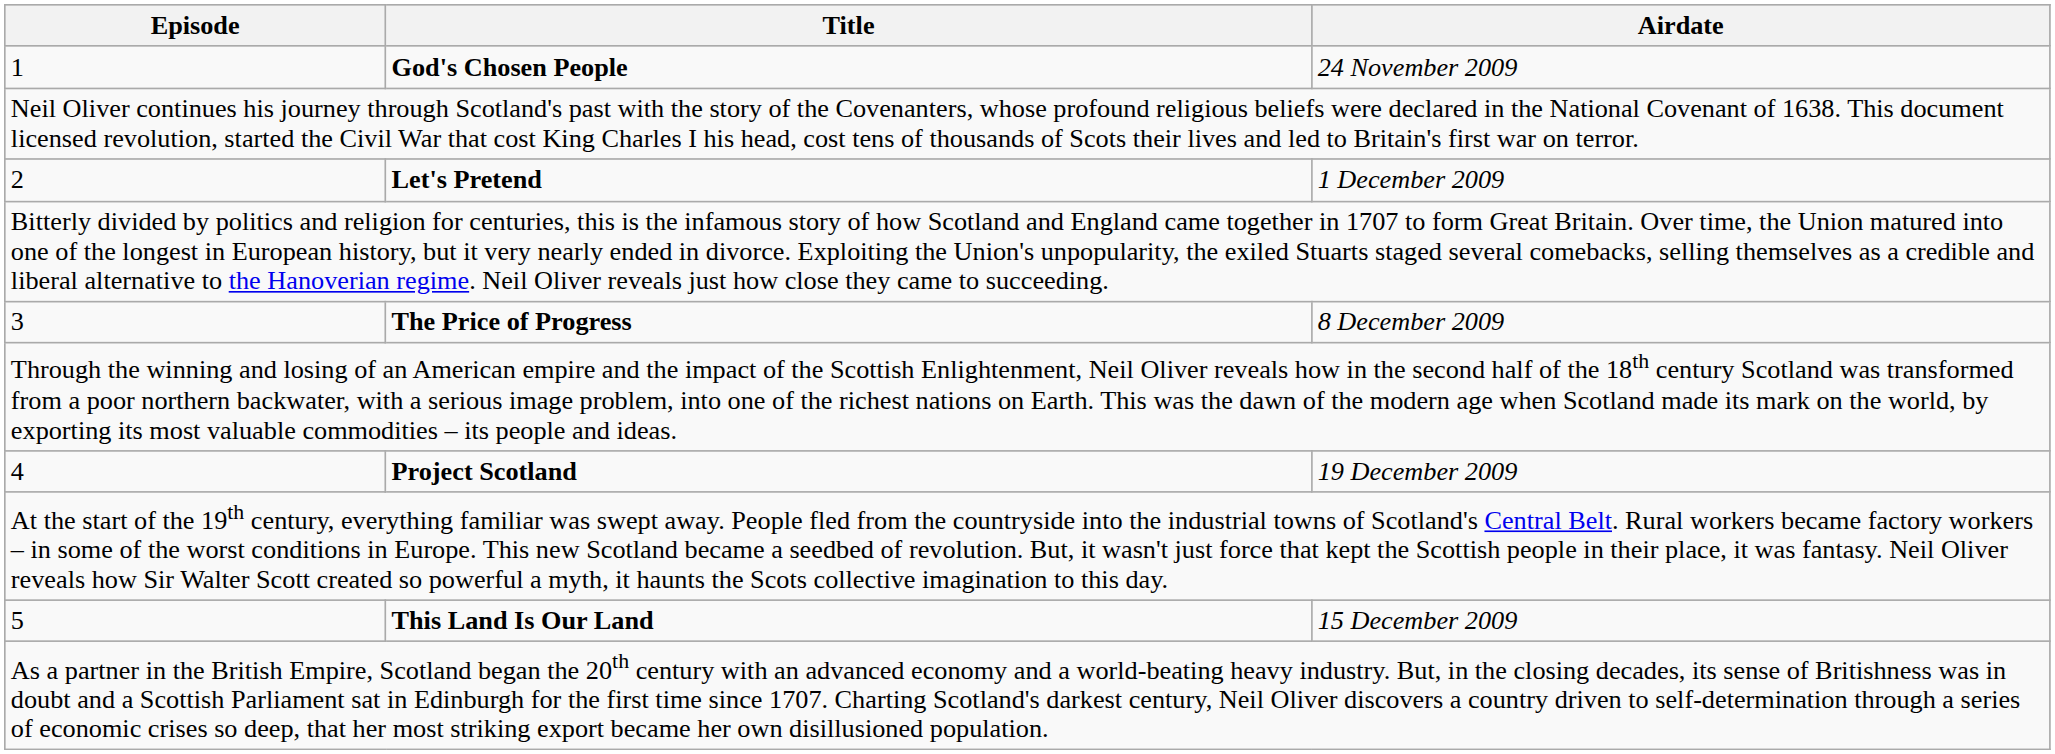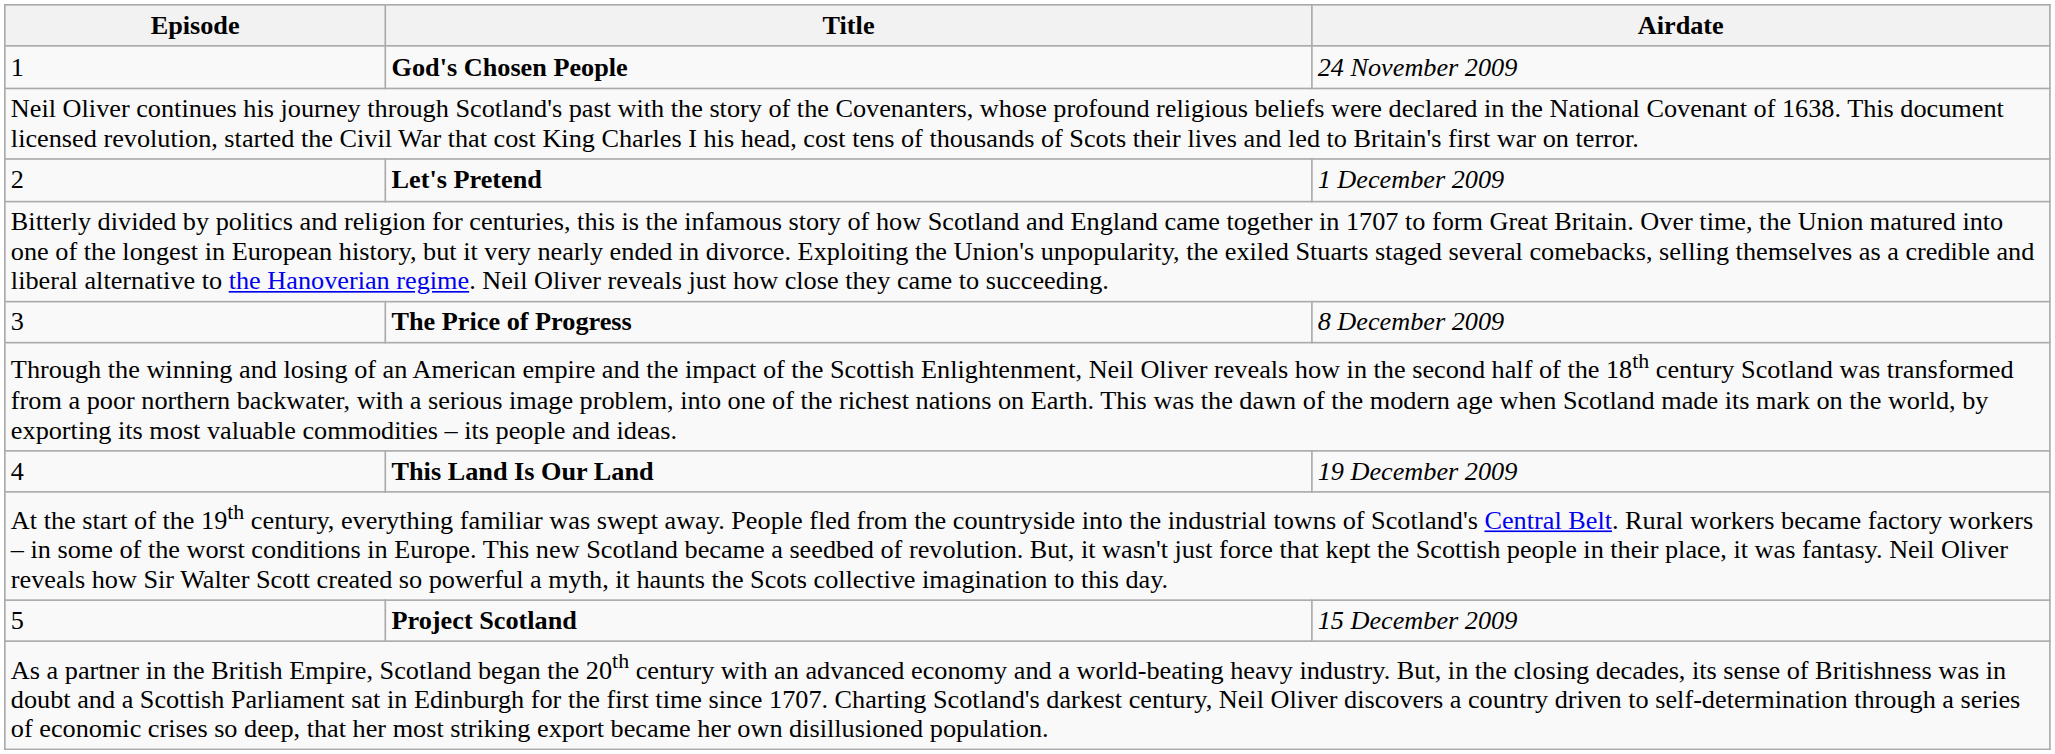(484, 471) Project Scotland -> (523, 471) This Land Is Our Land
(523, 620) This Land Is Our Land -> (484, 620) Project Scotland
